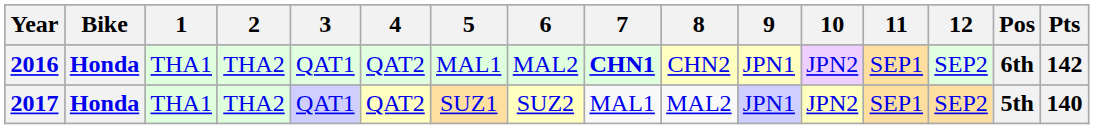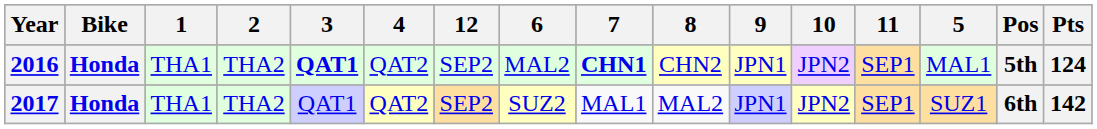columns swapped: (469, 24) <-> (961, 24)
(325, 64) normal -> (327, 64) bold
(1017, 64) 6th -> (1021, 64) 5th
(1064, 64) 142 -> (1068, 64) 124
(1017, 104) 5th -> (1021, 104) 6th
(1064, 104) 140 -> (1068, 104) 142
